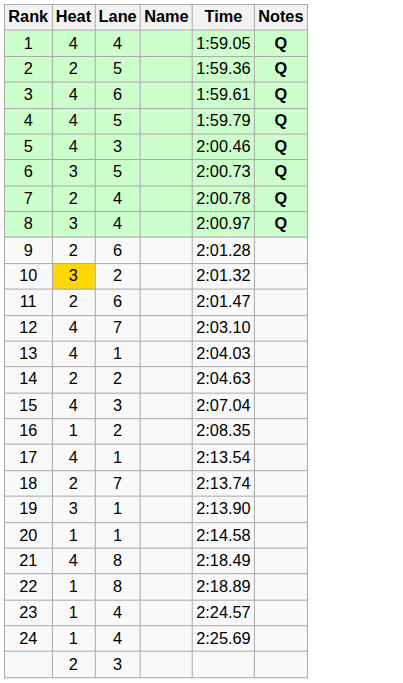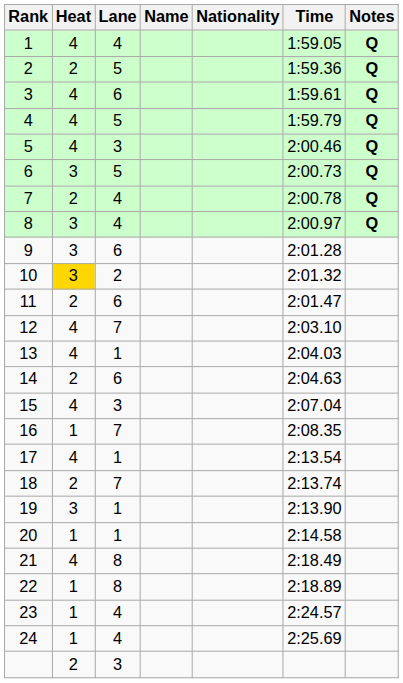+ column: (238, 17)
(73, 250) 2 -> (73, 250) 3
(118, 379) 2 -> (118, 379) 6
(118, 431) 2 -> (118, 431) 7
